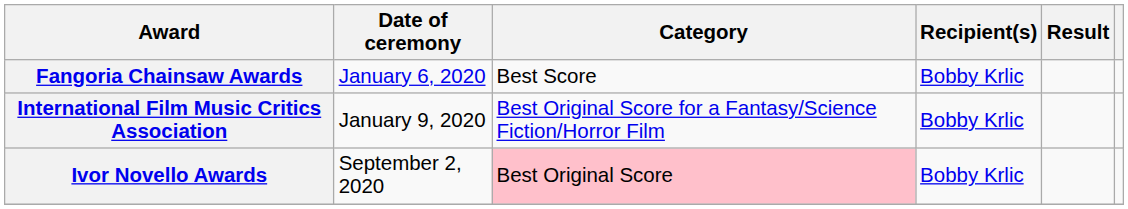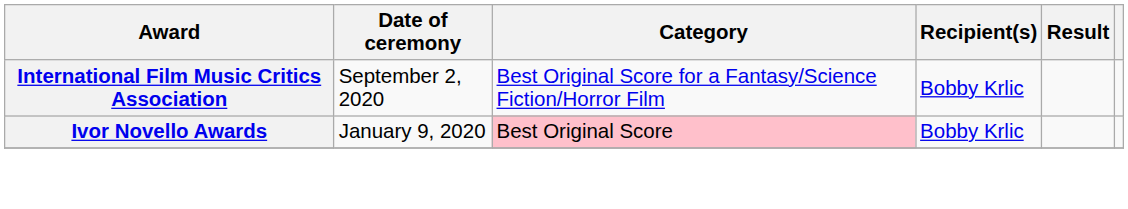- row: (169, 76)
(412, 120) January 9, 2020 -> (400, 87) September 2, 2020
(400, 175) September 2, 2020 -> (412, 131) January 9, 2020
